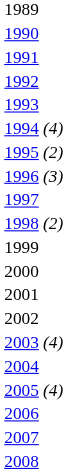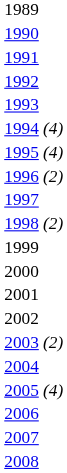(53, 152) (2) -> (53, 152) (4)
(53, 176) (3) -> (53, 176) (2)
(53, 342) (4) -> (53, 342) (2)
